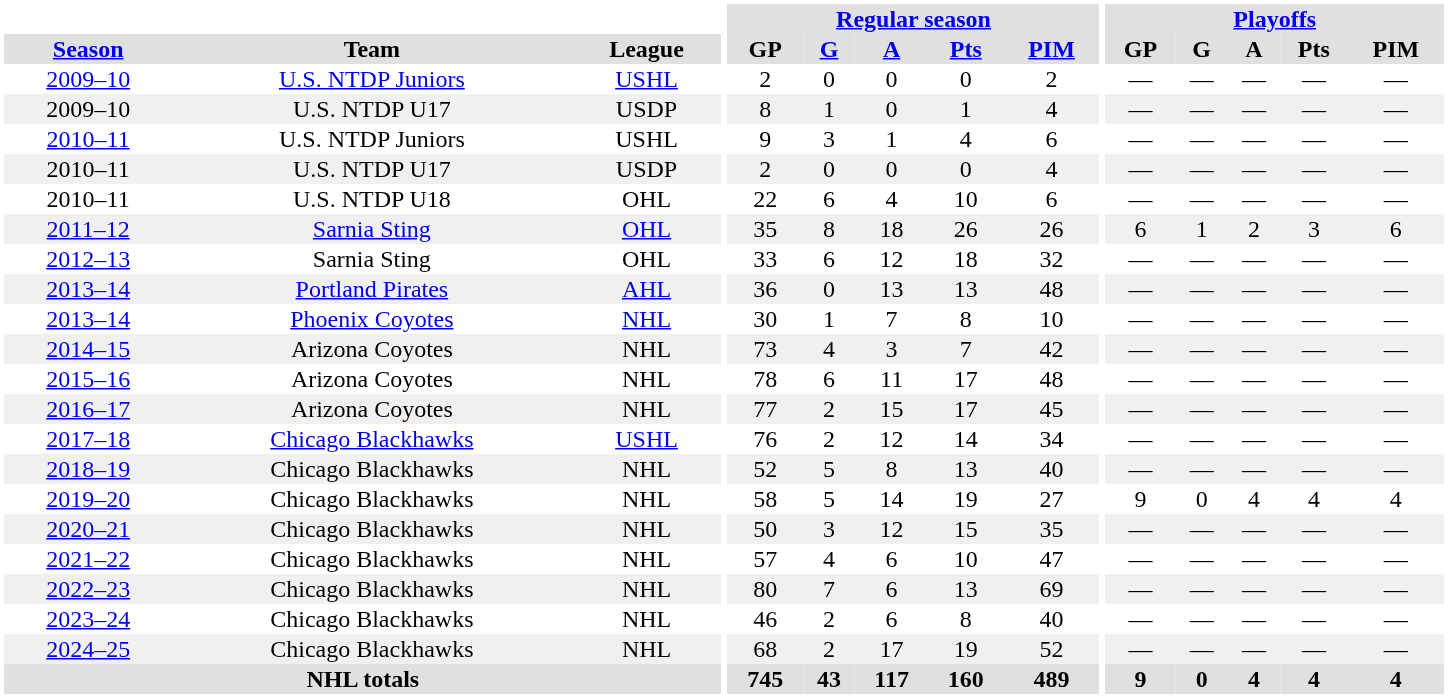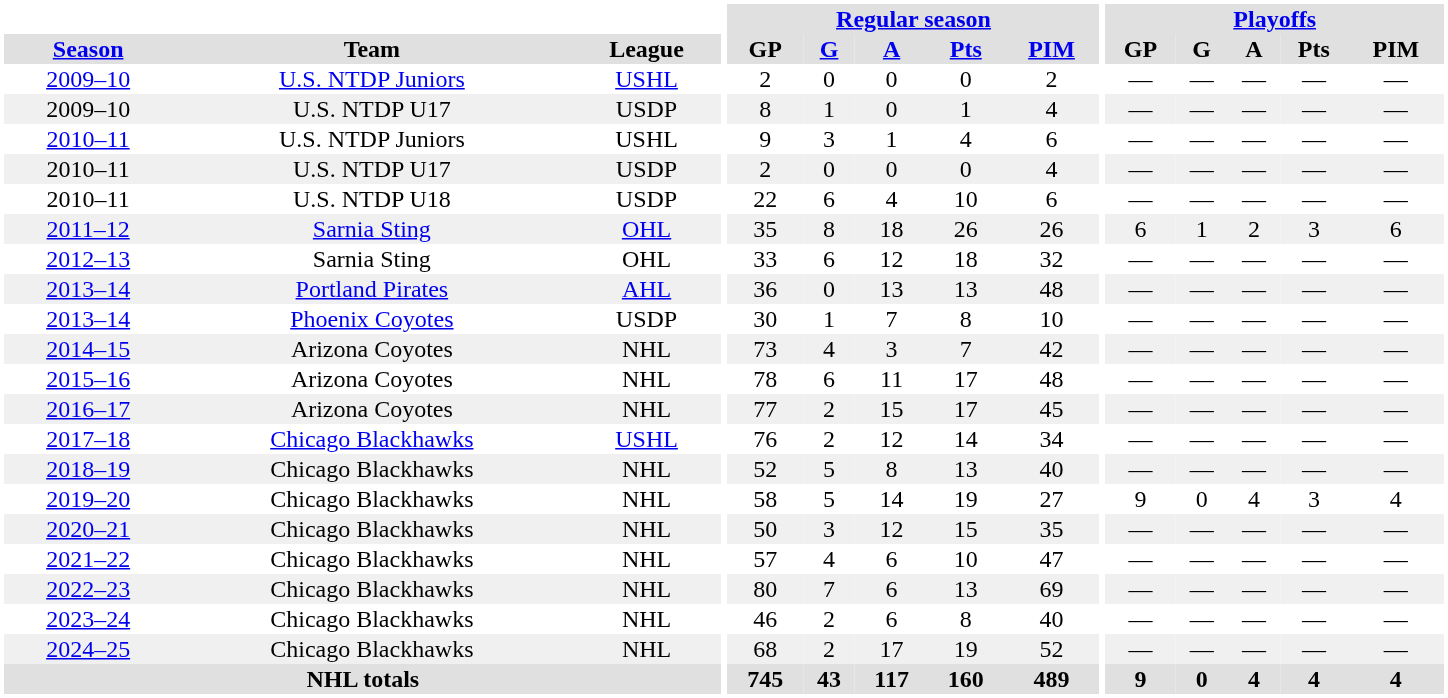(647, 198) OHL -> (647, 198) USDP
(647, 318) NHL -> (647, 318) USDP
(1314, 498) 4 -> (1314, 498) 3
